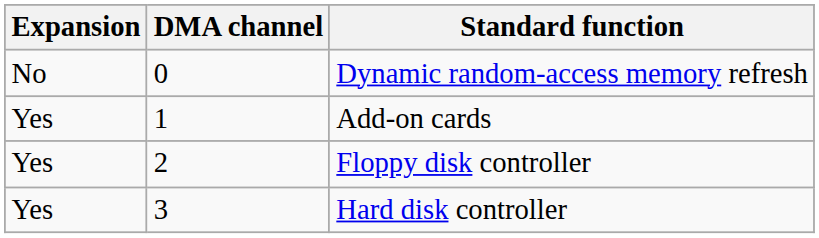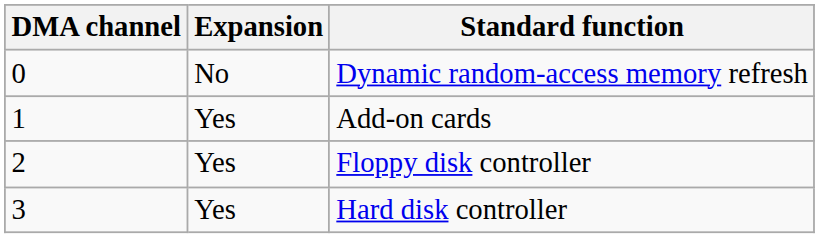columns swapped: (238, 27) <-> (76, 27)
